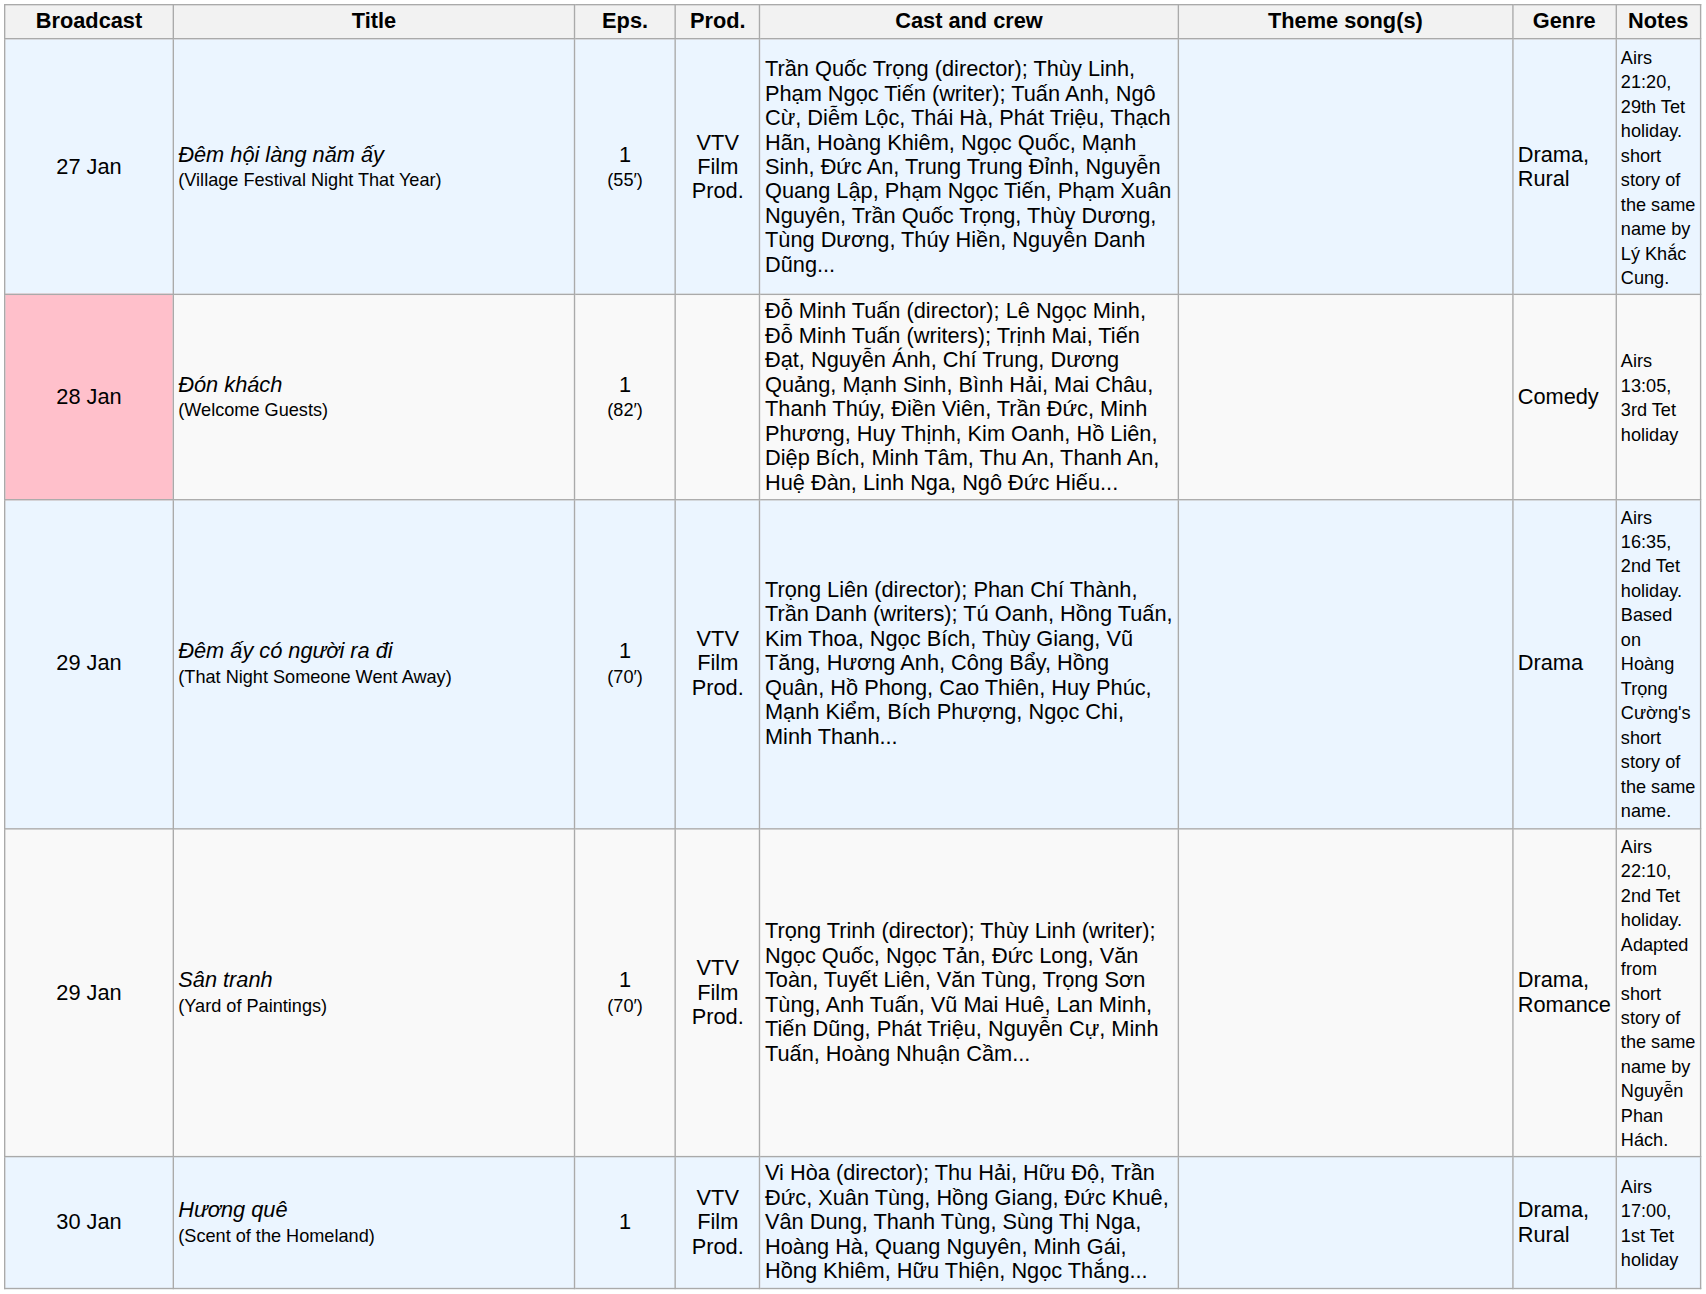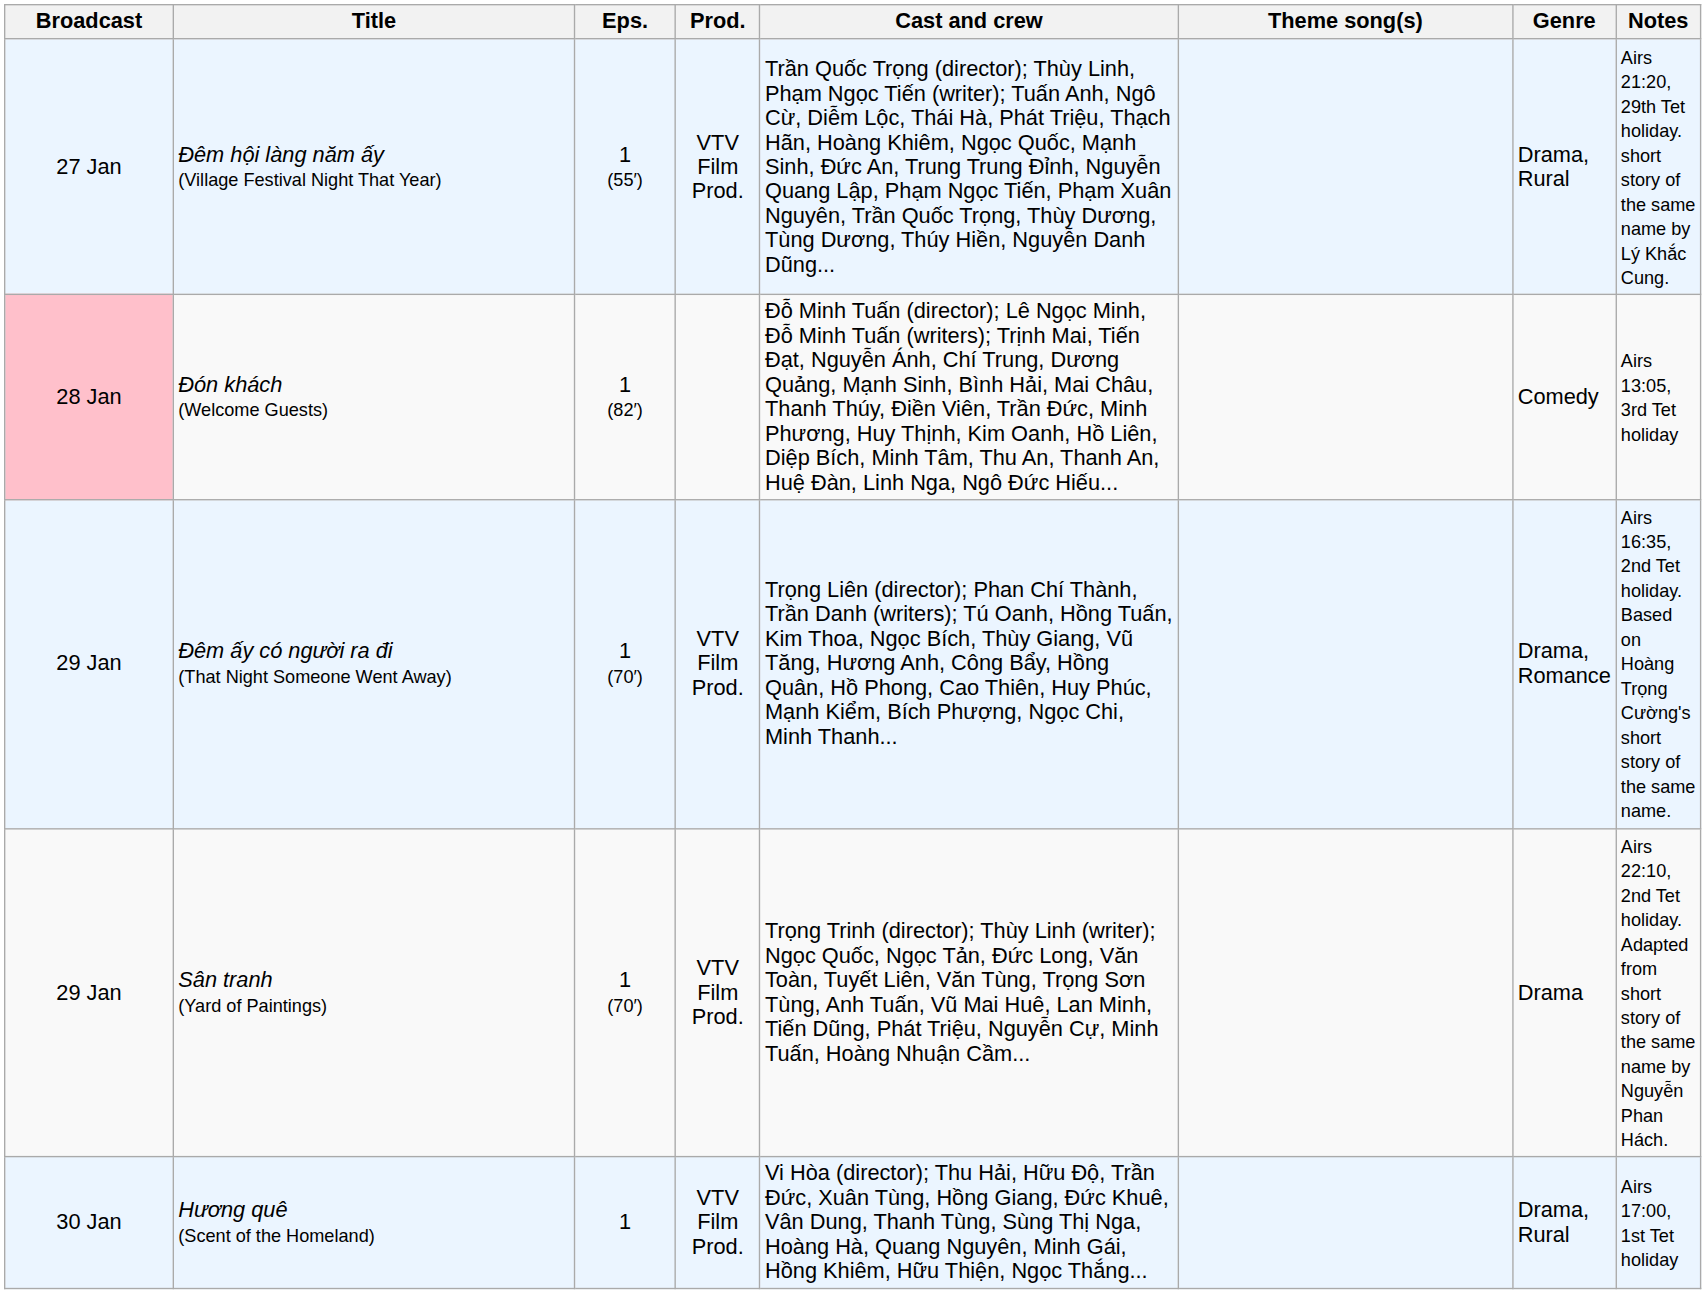(1550, 663) Drama -> (1564, 663) Drama, Romance
(1564, 992) Drama, Romance -> (1550, 992) Drama
